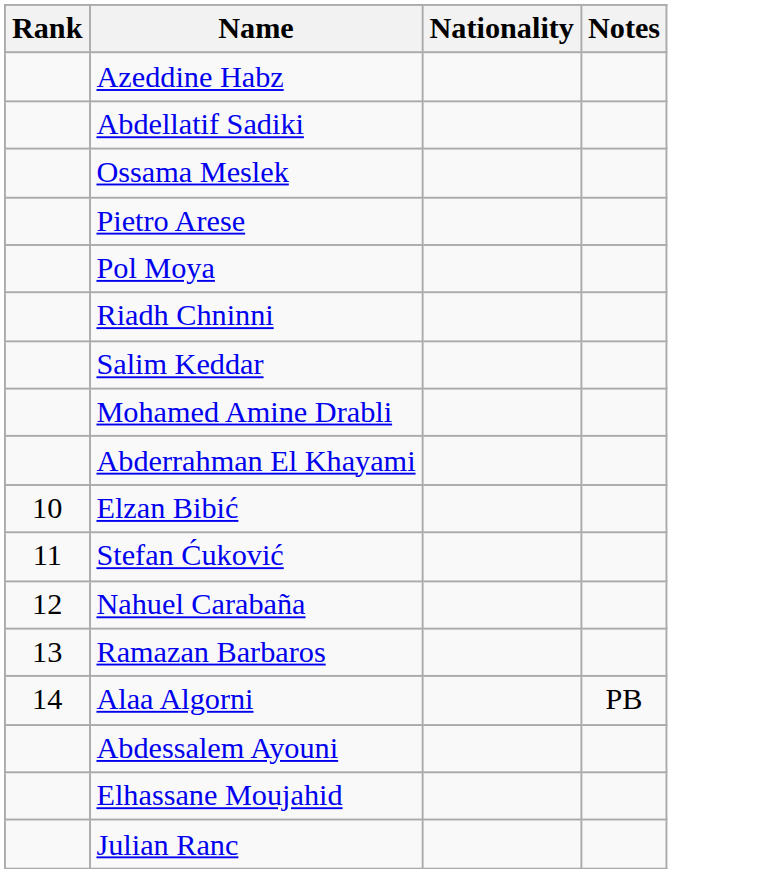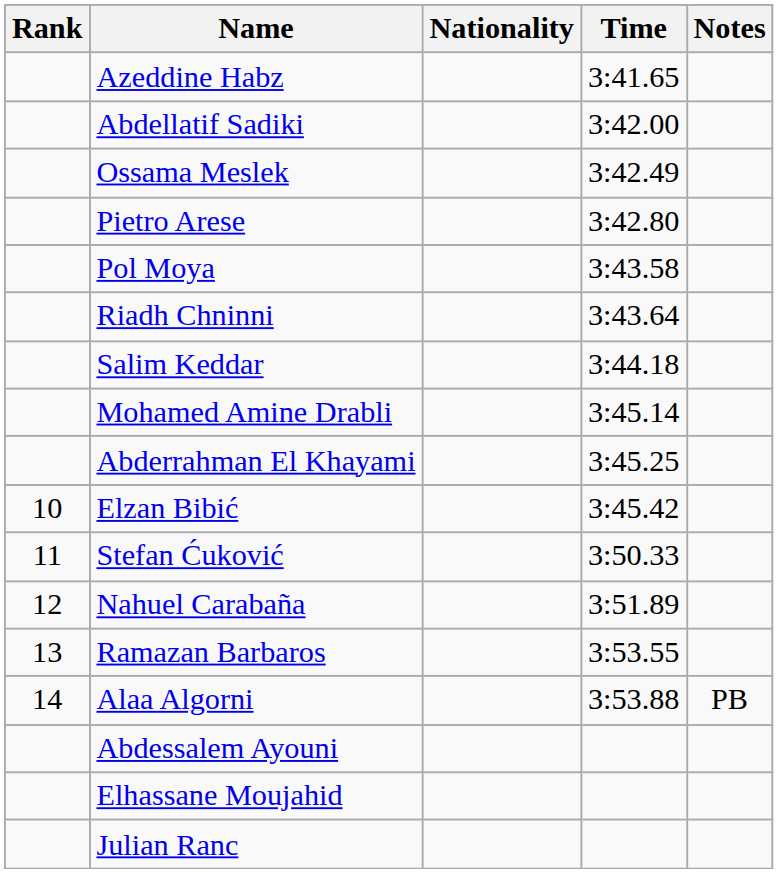+ column: (634, 28)
